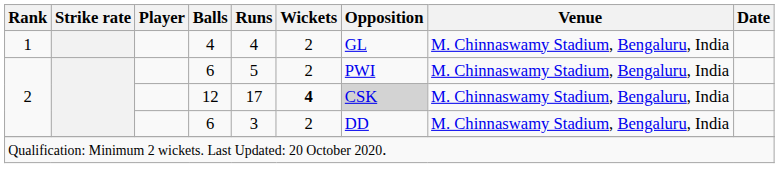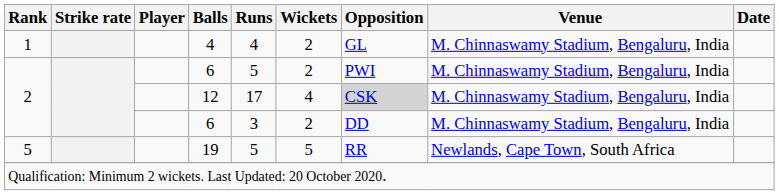(309, 96) bold -> (309, 96) normal
+ row: (28, 149)
